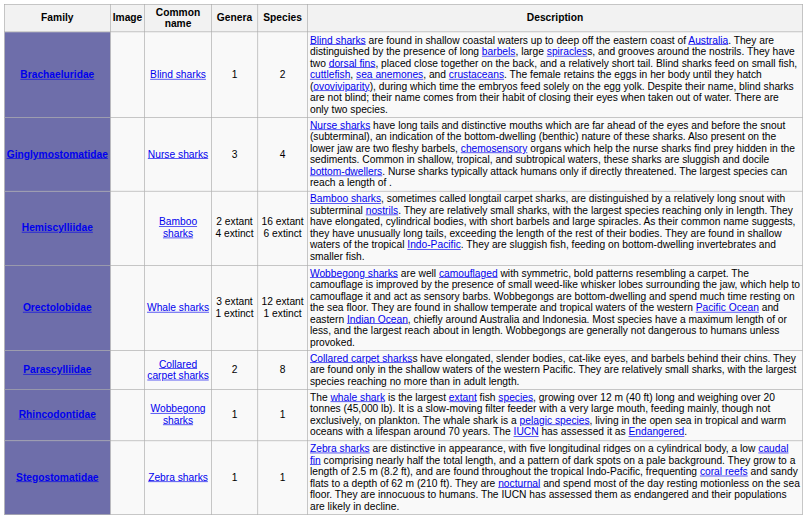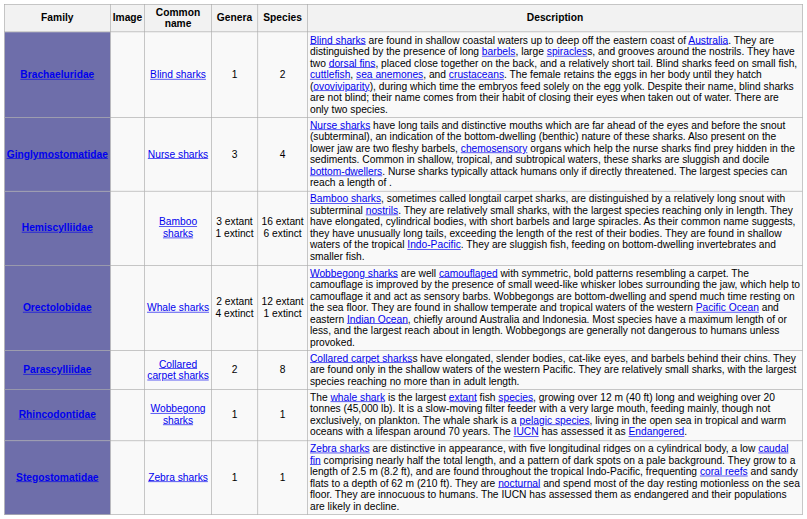(234, 228) 2 extant 4 extinct -> (234, 228) 3 extant 1 extinct
(234, 307) 3 extant 1 extinct -> (234, 307) 2 extant 4 extinct
